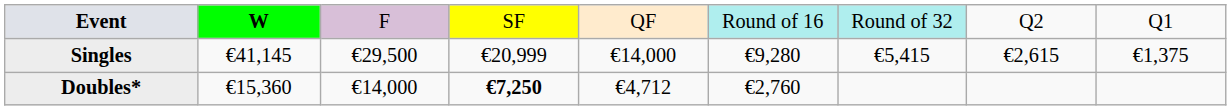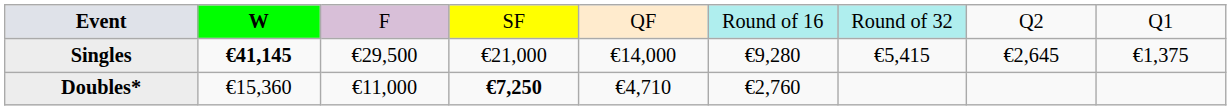(259, 55) normal -> (259, 55) bold
(514, 55) €20,999 -> (514, 55) €21,000
(1031, 55) €2,615 -> (1031, 55) €2,645
(385, 88) €14,000 -> (385, 88) €11,000
(643, 88) €4,712 -> (643, 88) €4,710
